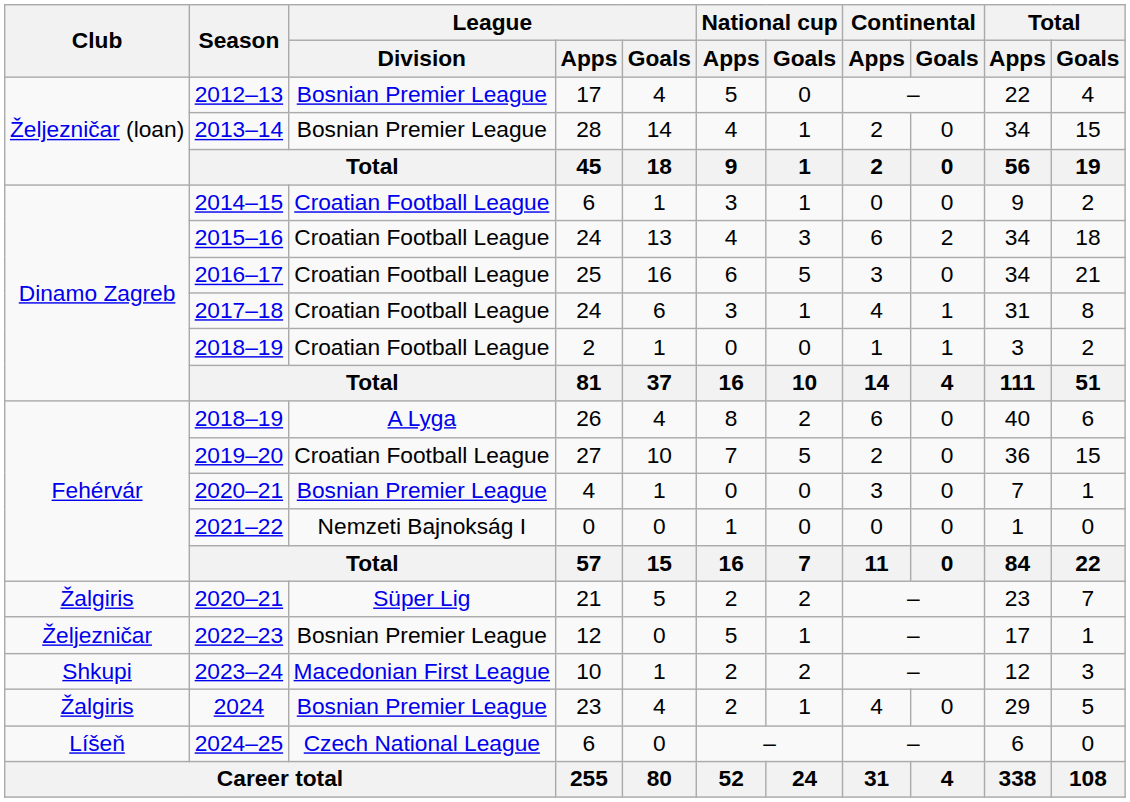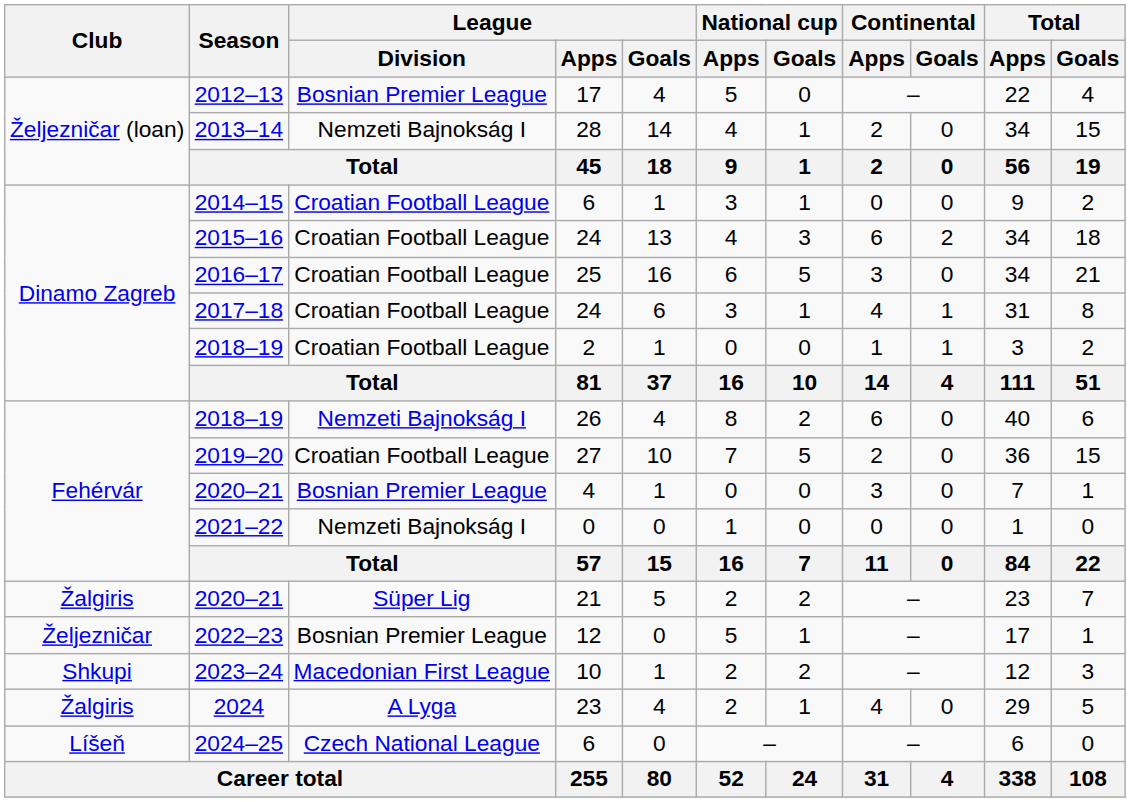(422, 130) Bosnian Premier League -> (422, 130) Nemzeti Bajnokság I
(422, 418) A Lyga -> (422, 418) Nemzeti Bajnokság I
(422, 707) Bosnian Premier League -> (422, 707) A Lyga
